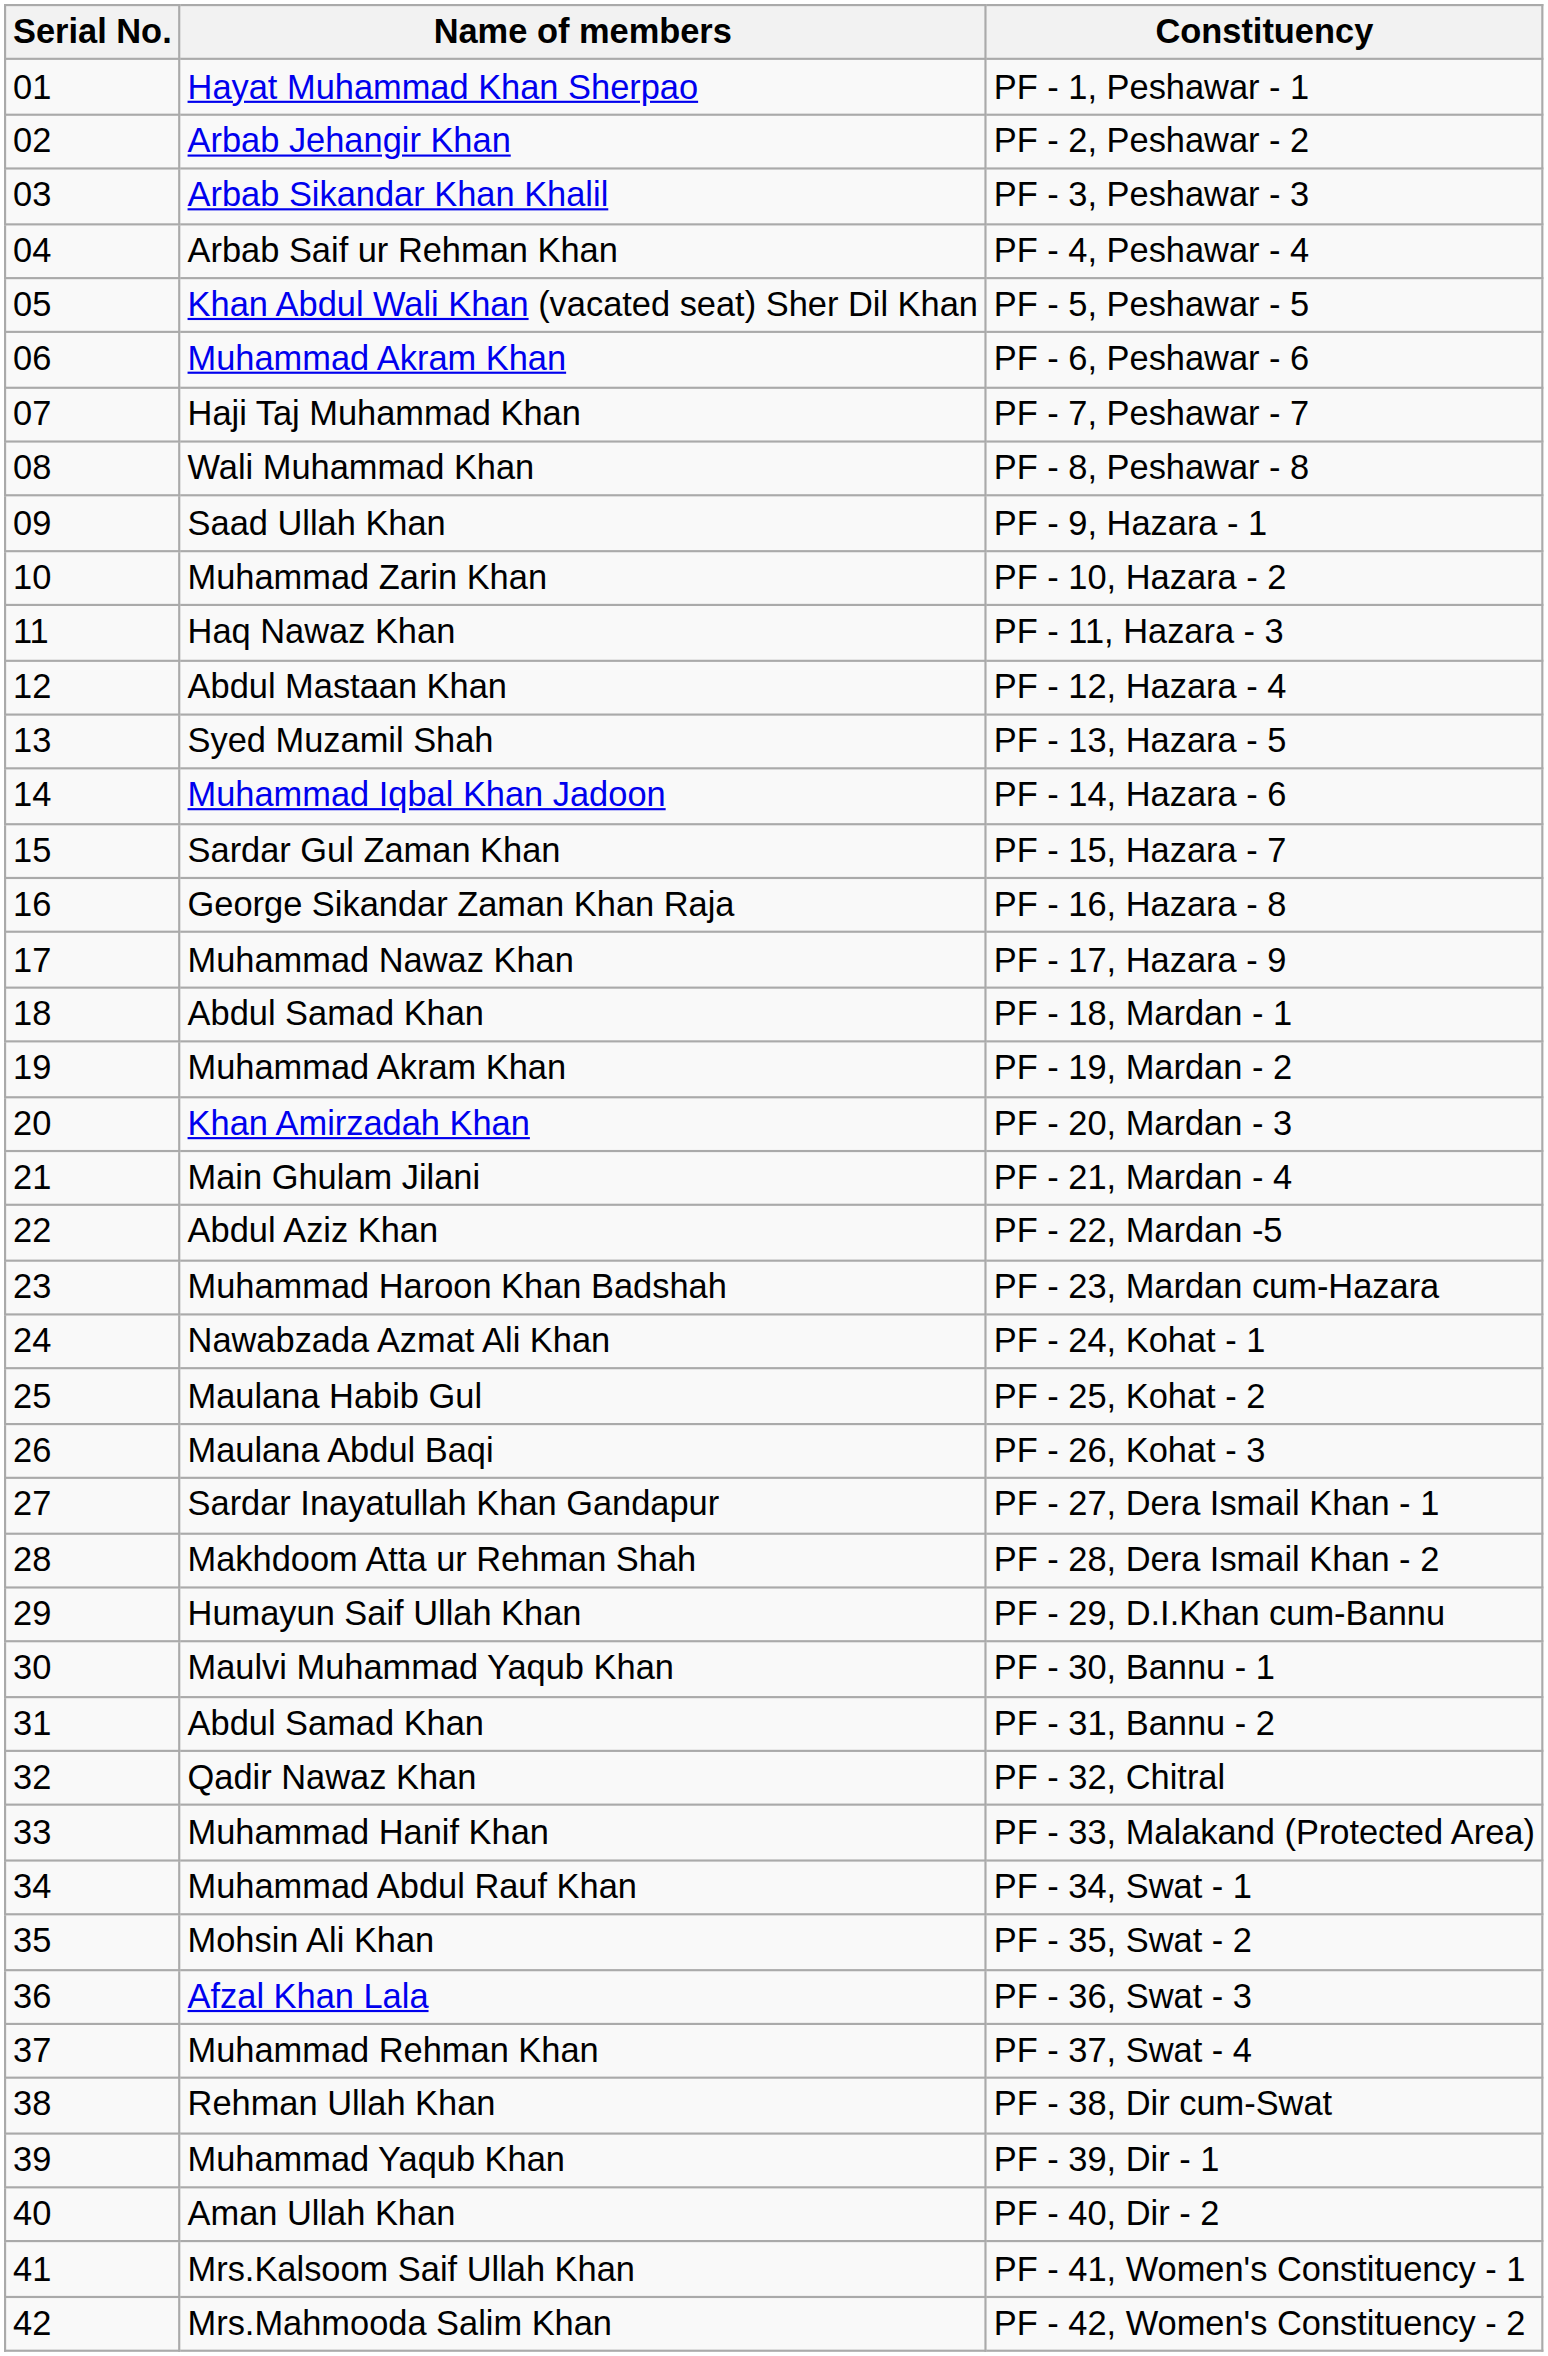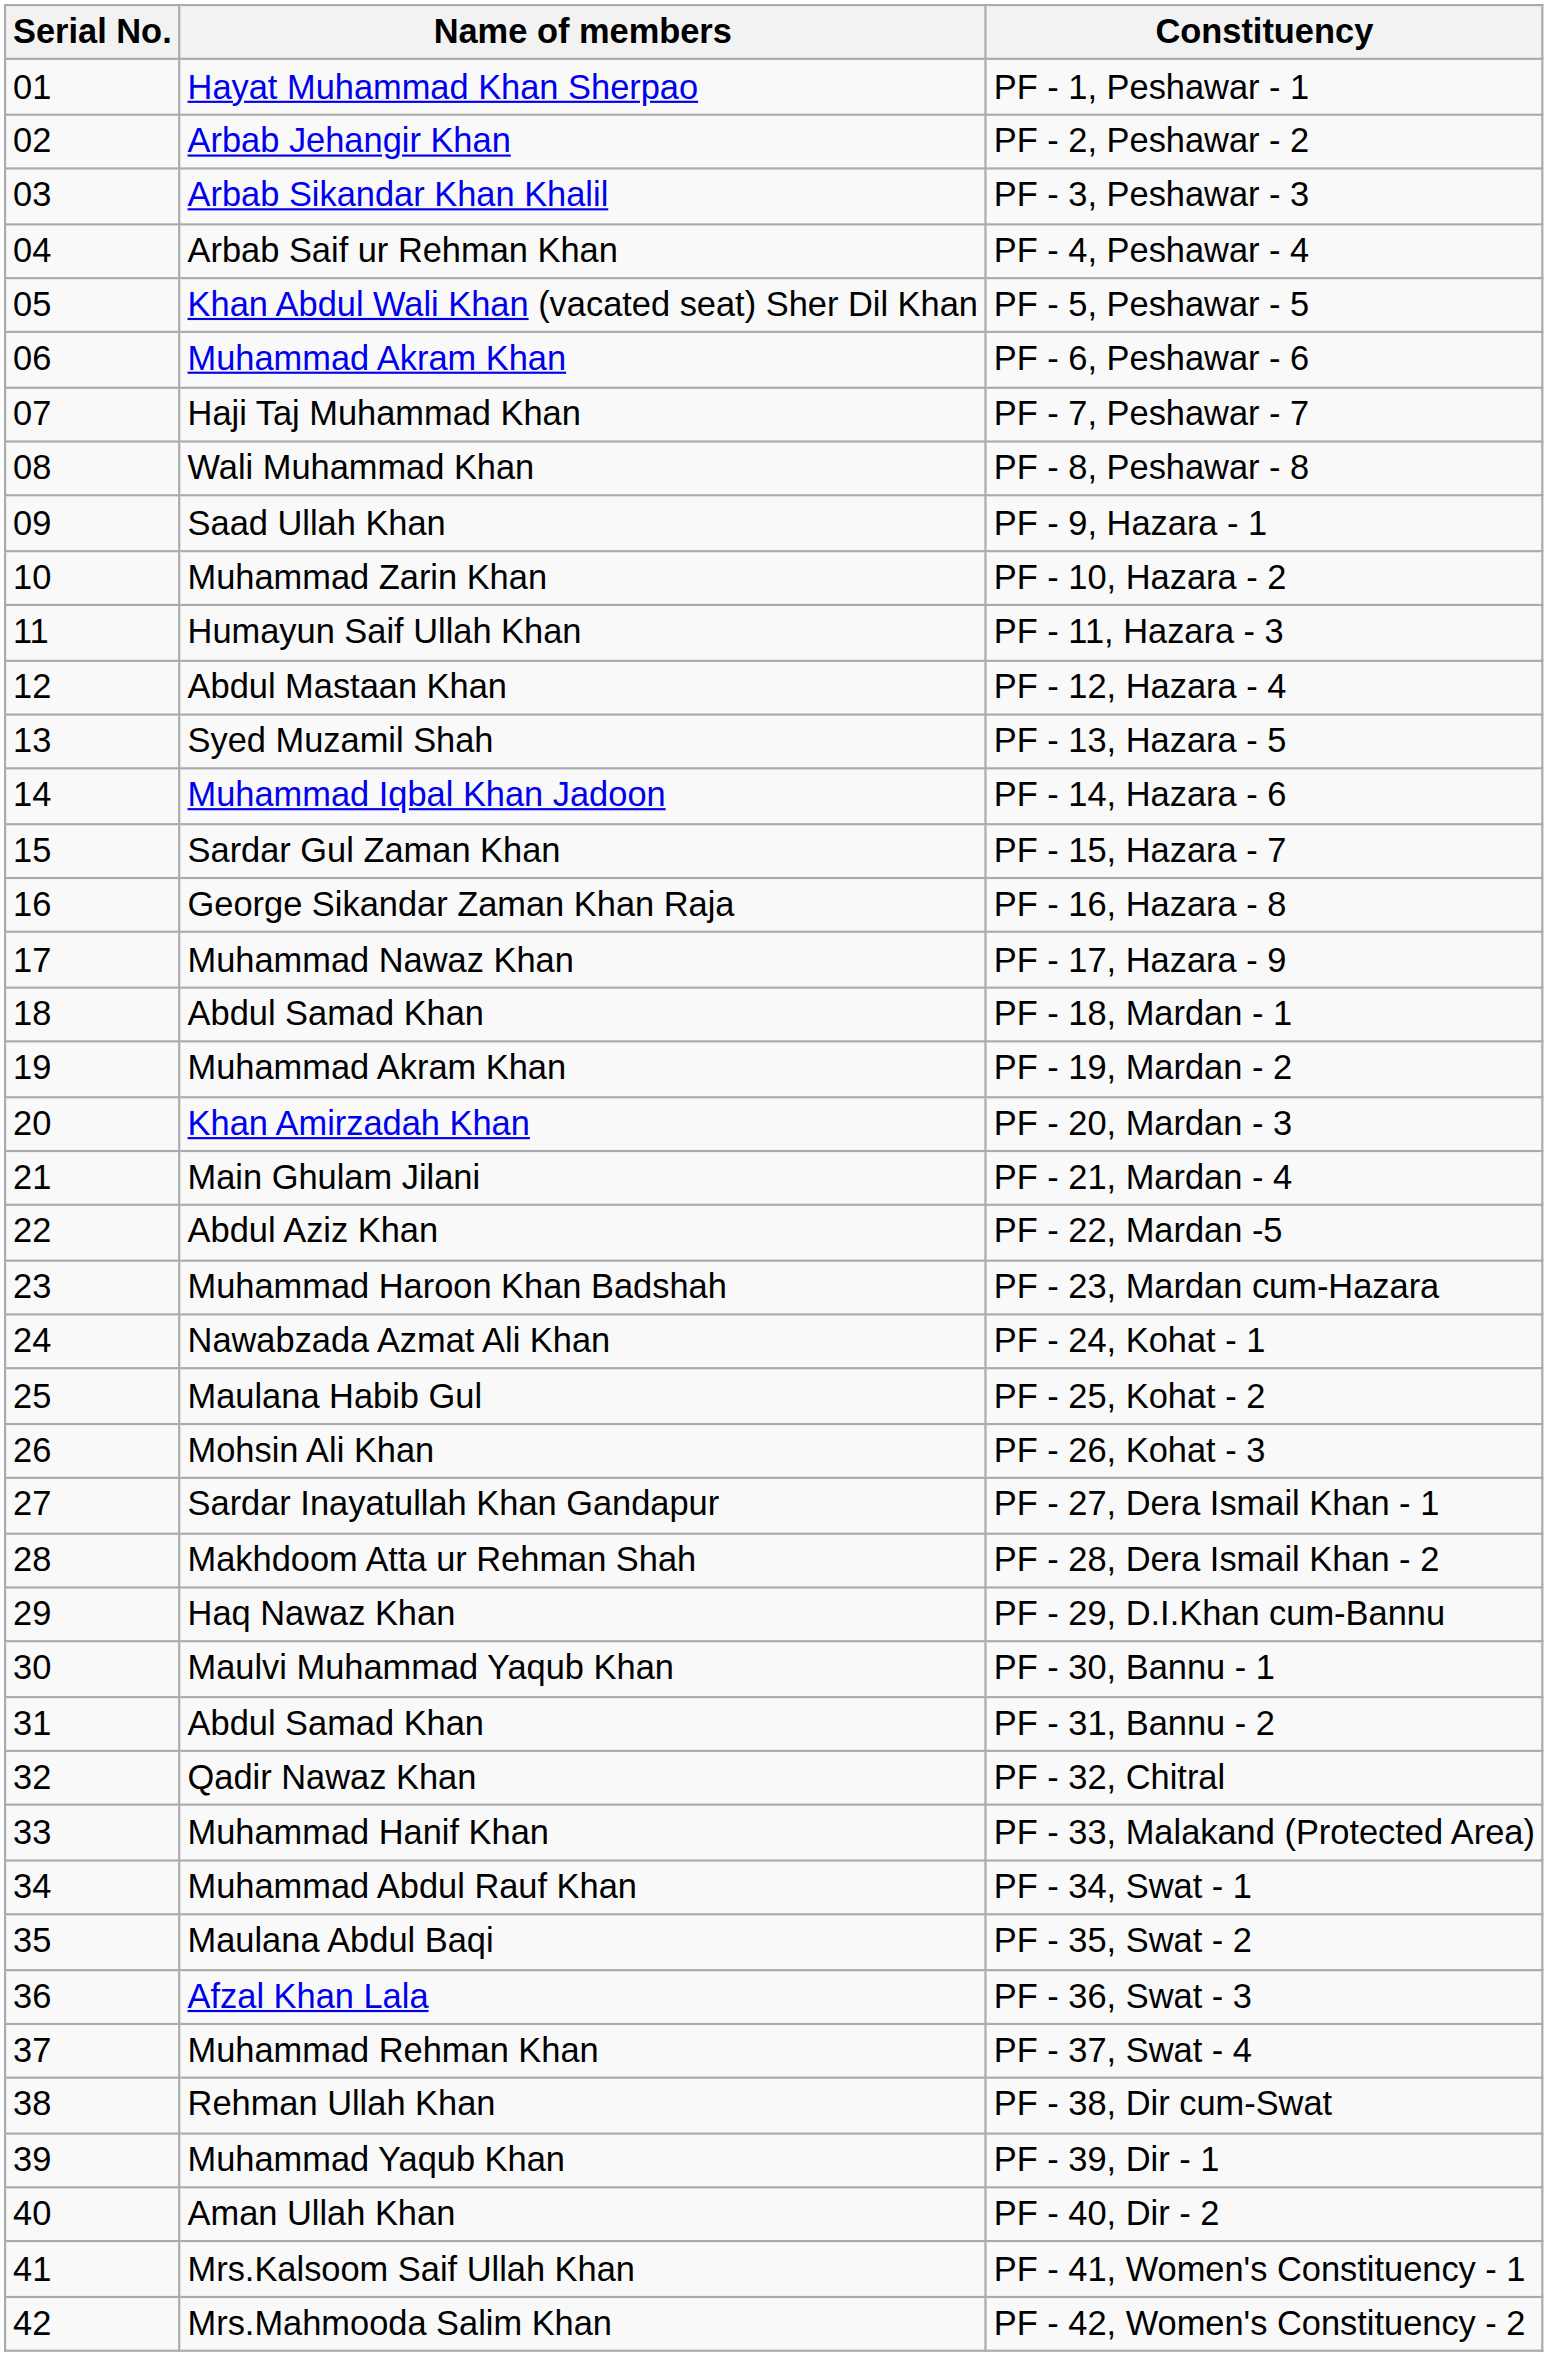(321, 631) Haq Nawaz Khan -> (385, 631) Humayun Saif Ullah Khan
(341, 1450) Maulana Abdul Baqi -> (311, 1450) Mohsin Ali Khan
(385, 1613) Humayun Saif Ullah Khan -> (321, 1613) Haq Nawaz Khan
(311, 1941) Mohsin Ali Khan -> (341, 1941) Maulana Abdul Baqi
